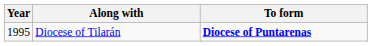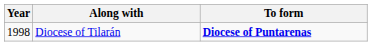(19, 31) 1995 -> (19, 31) 1998
